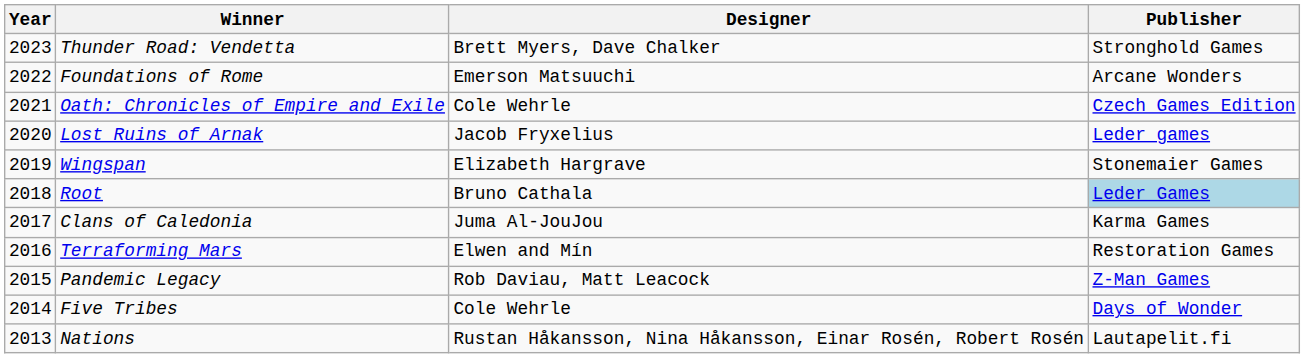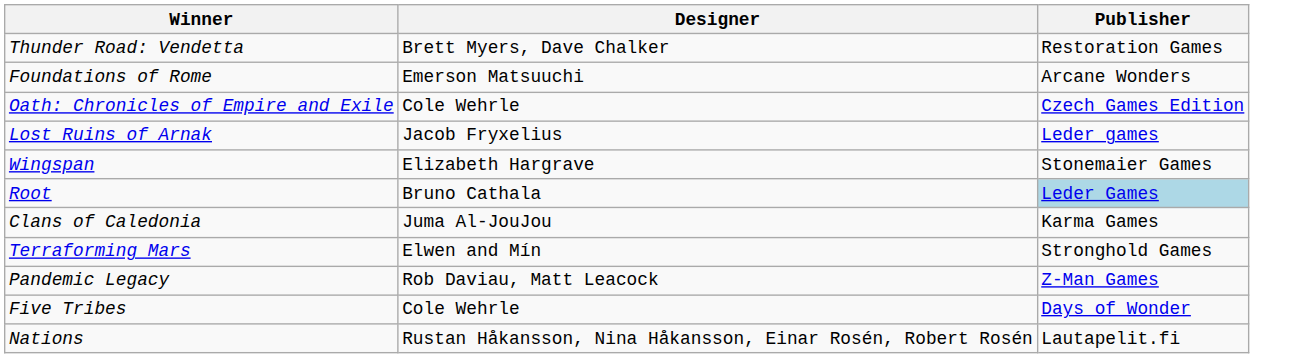- column: (30, 19)
(1178, 48) Stronghold Games -> (1132, 48) Restoration Games
(1183, 251) Restoration Games -> (1127, 251) Stronghold Games
